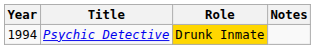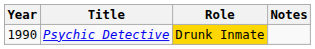(22, 35) 1994 -> (22, 35) 1990
